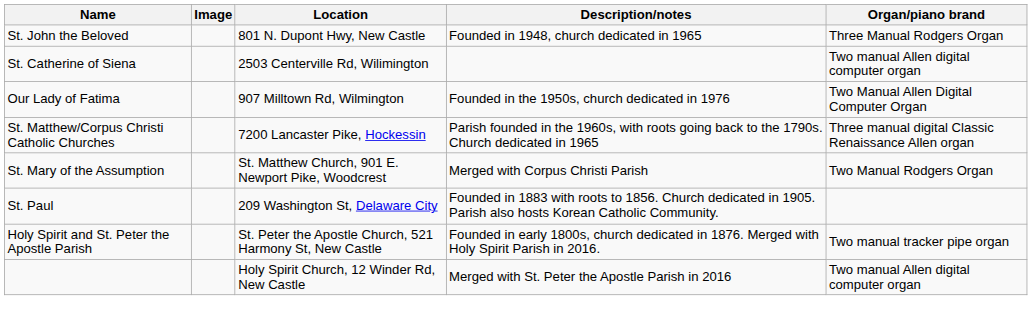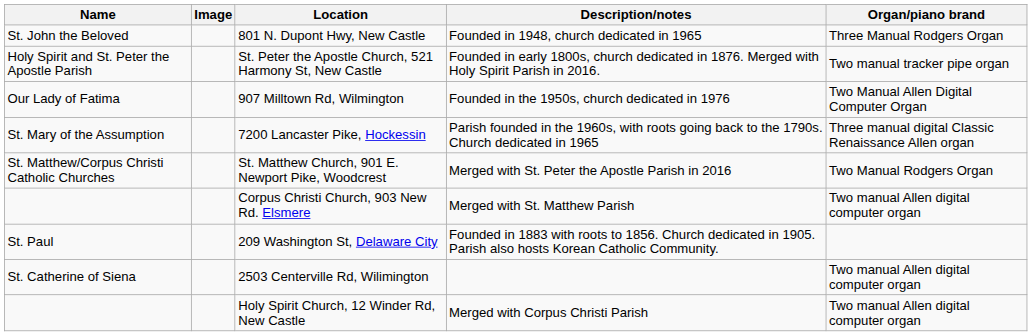rows swapped: (333, 63) <-> (336, 241)
(85, 135) St. Matthew/Corpus Christi Catholic Churches -> (86, 135) St. Mary of the Assumption
(86, 170) St. Mary of the Assumption -> (85, 170) St. Matthew/Corpus Christi Catholic Churches
(549, 170) Merged with Corpus Christi Parish -> (590, 170) Merged with St. Peter the Apostle Parish in 2016
+ row: (332, 206)
(590, 277) Merged with St. Peter the Apostle Parish in 2016 -> (549, 312) Merged with Corpus Christi Parish
